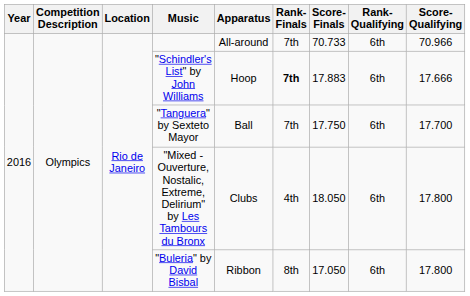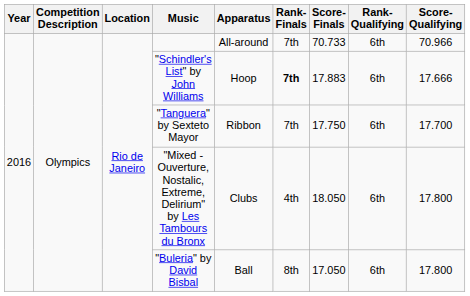(244, 126) Ball -> (244, 126) Ribbon
(244, 270) Ribbon -> (244, 270) Ball
